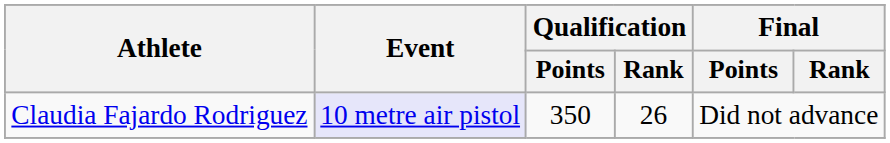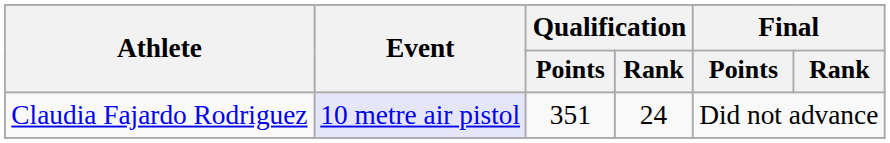(570, 115) 350 -> (570, 115) 351
(653, 115) 26 -> (653, 115) 24
